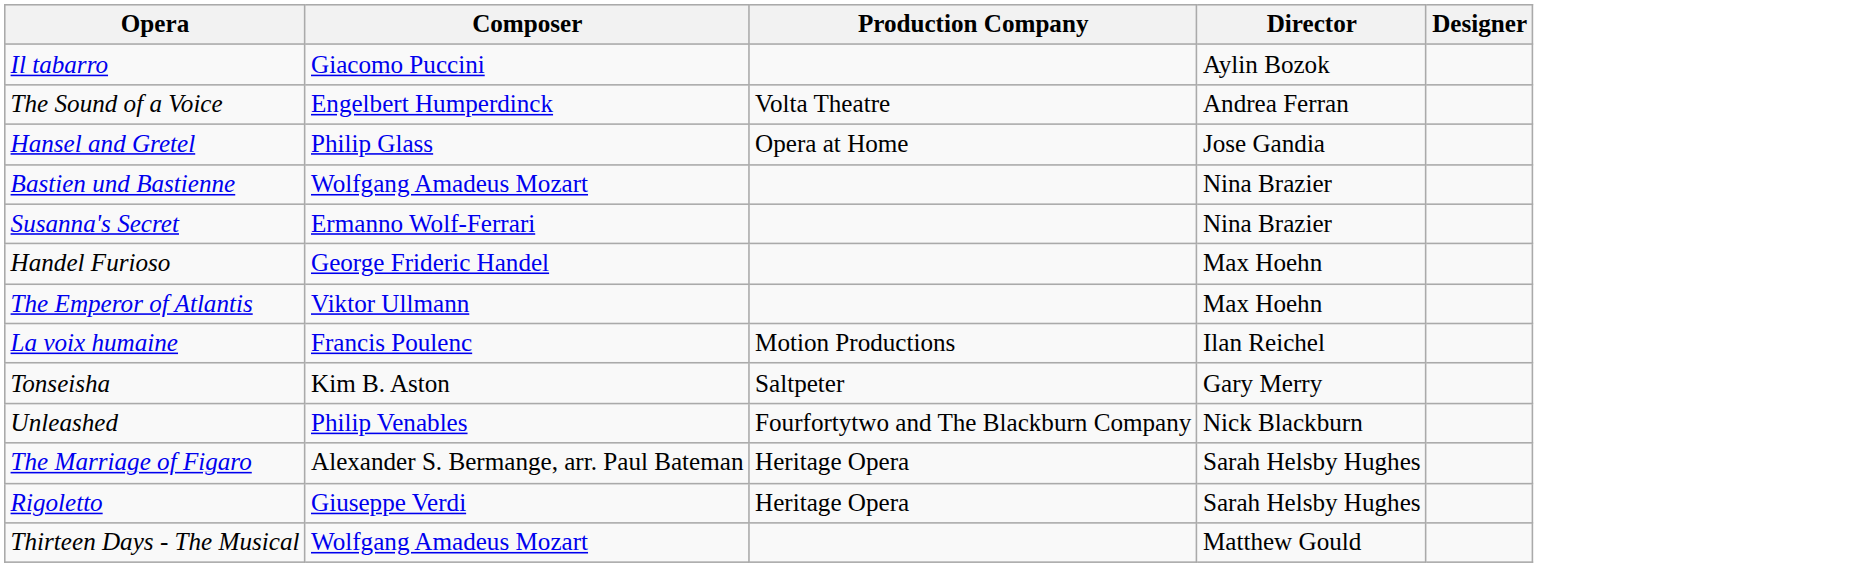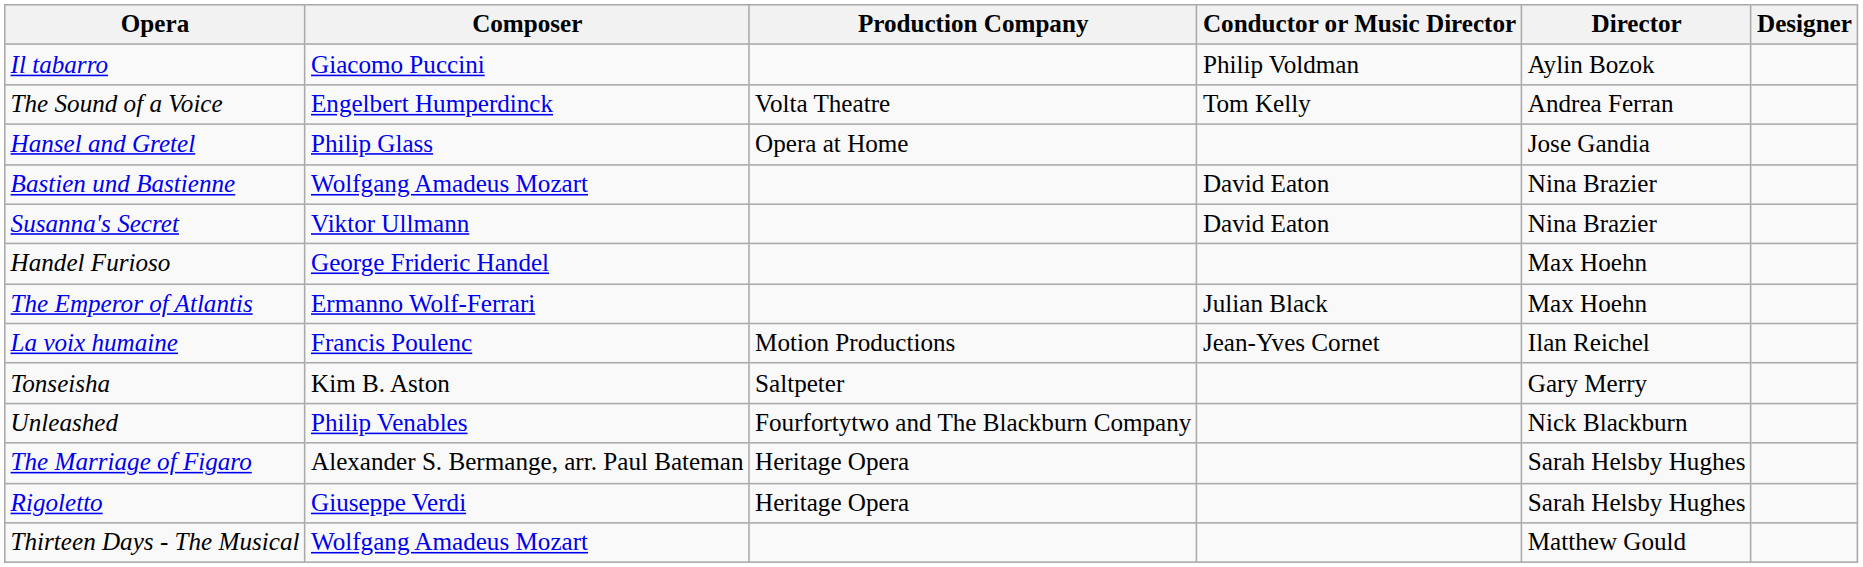+ column: (1360, 24)
(423, 223) Ermanno Wolf-Ferrari -> (390, 223) Viktor Ullmann
(390, 303) Viktor Ullmann -> (423, 303) Ermanno Wolf-Ferrari
